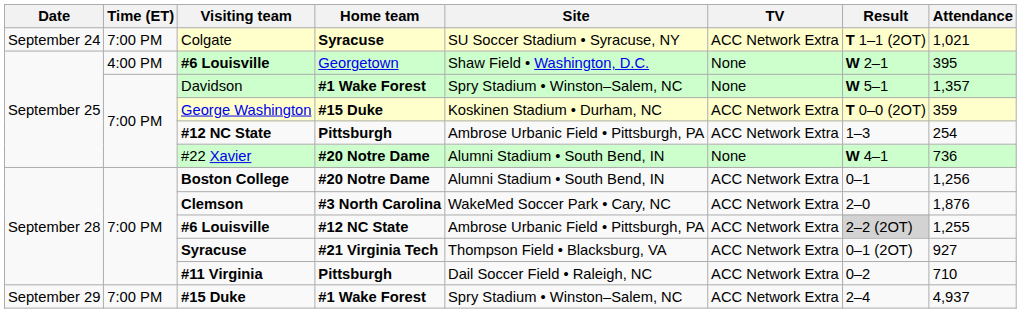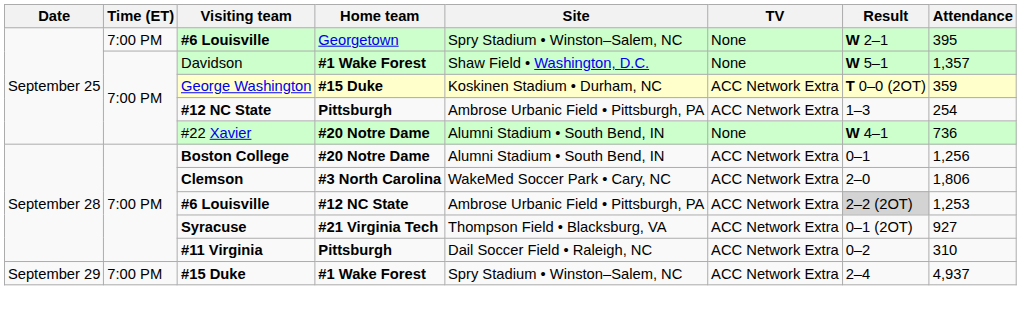- row: (206, 40)
(135, 63) 4:00 PM -> (135, 40) 7:00 PM
(549, 63) Shaw Field • Washington, D.C. -> (565, 40) Spry Stadium • Winston–Salem, NC
(565, 86) Spry Stadium • Winston–Salem, NC -> (549, 63) Shaw Field • Washington, D.C.
(951, 203) 1,876 -> (951, 180) 1,806
(951, 226) 1,255 -> (951, 203) 1,253
(945, 273) 710 -> (945, 250) 310
